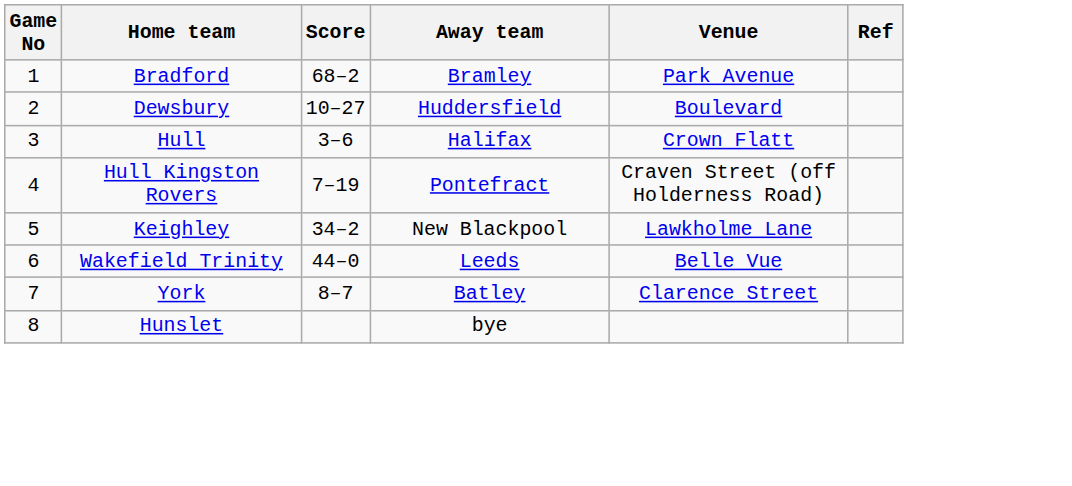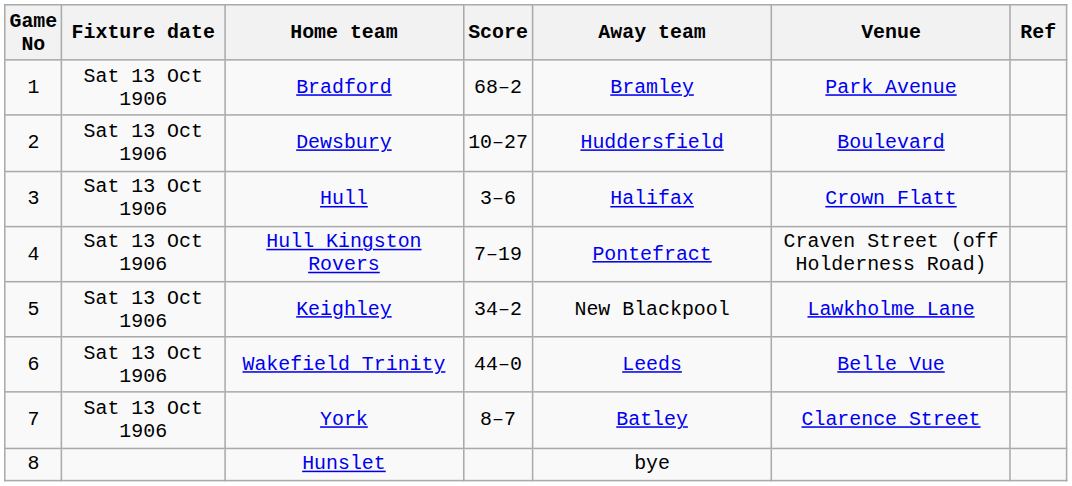+ column: (143, 32)
